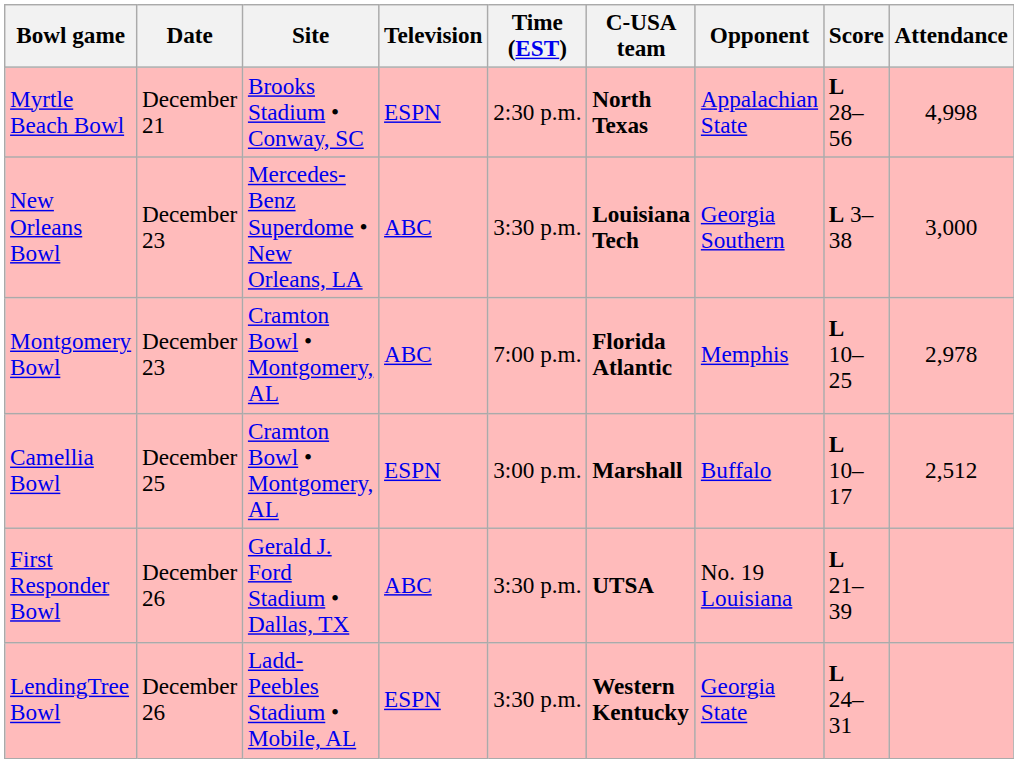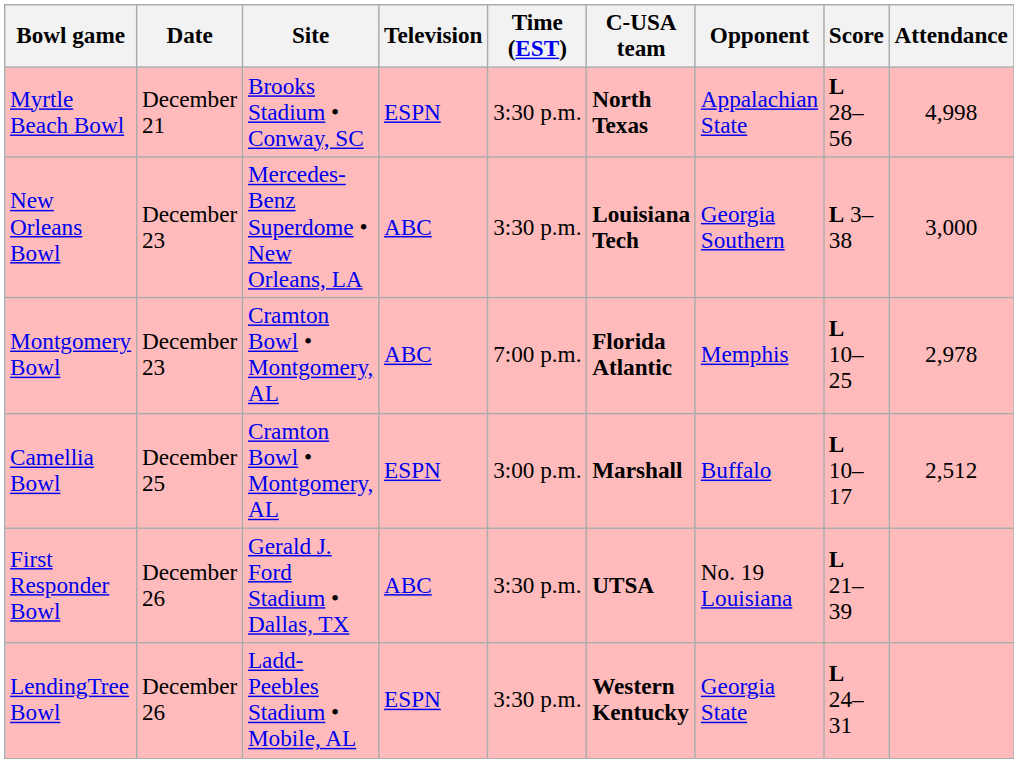(537, 111) 2:30 p.m. -> (537, 111) 3:30 p.m.
